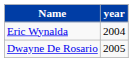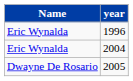+ row: (114, 31)
